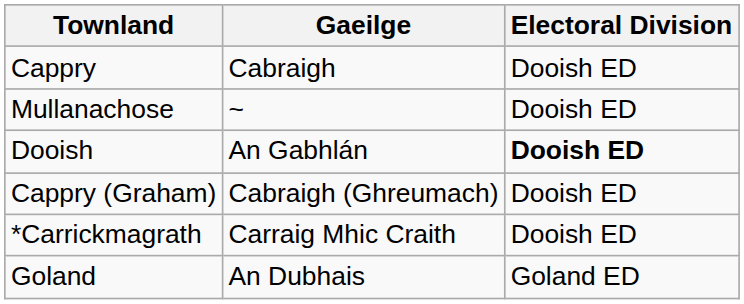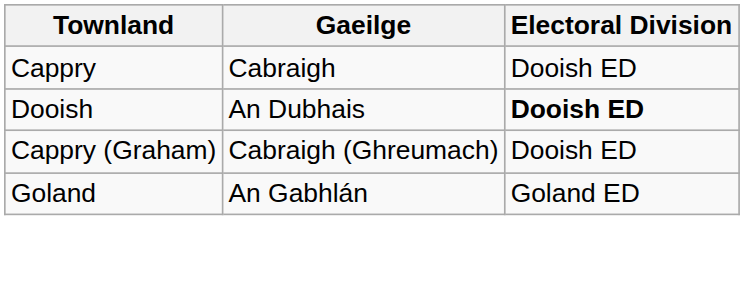- row: (92, 109)
(298, 151) An Gabhlán -> (297, 109) An Dubhais
- row: (106, 234)
(297, 276) An Dubhais -> (298, 192) An Gabhlán
